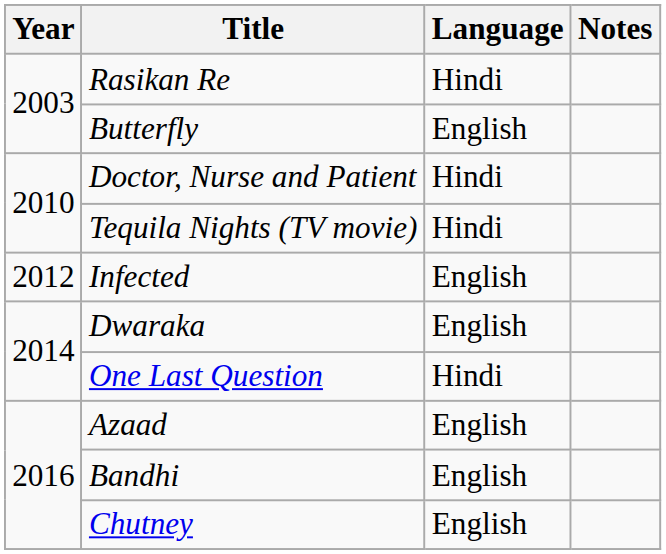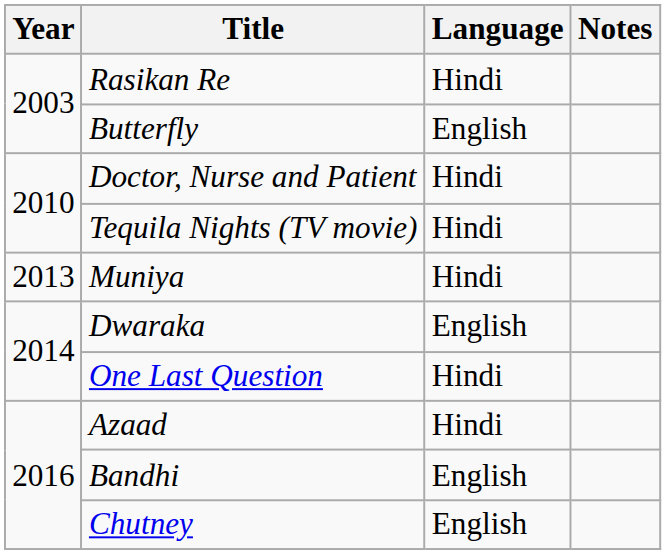- row: (139, 276)
+ row: (137, 276)
(479, 425) English -> (467, 425) Hindi
